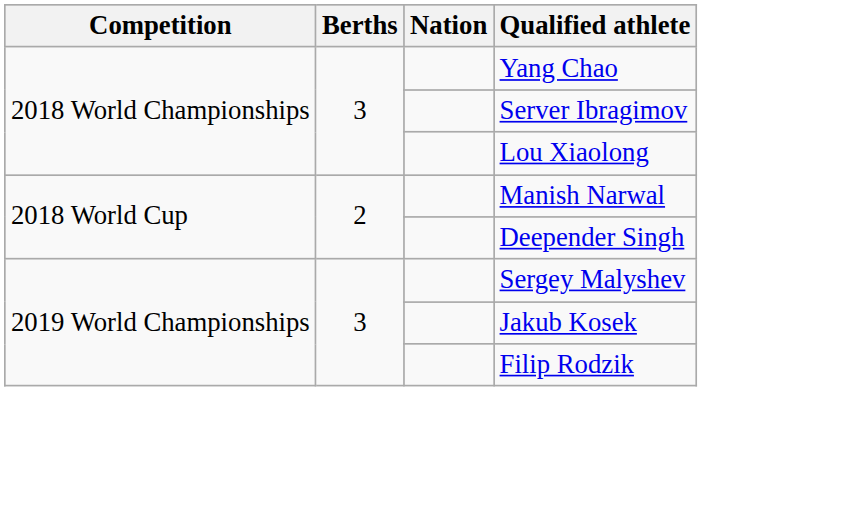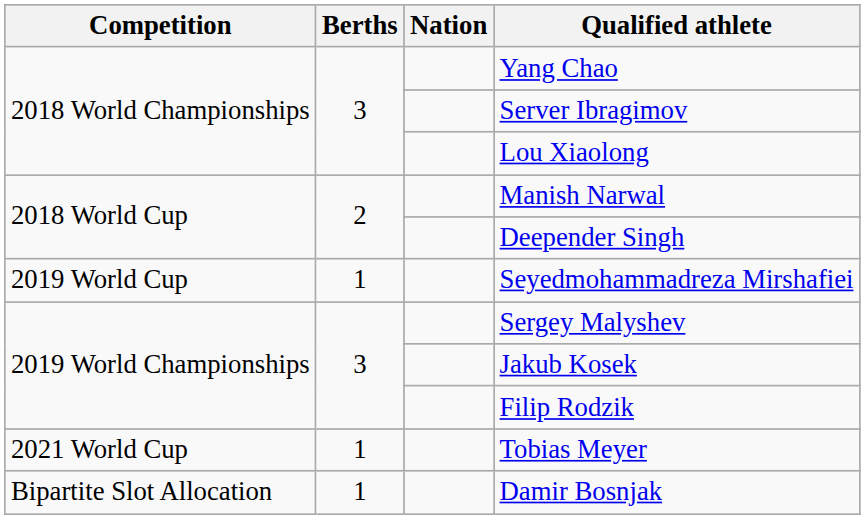+ row: (677, 279)
+ row: (573, 449)
+ row: (581, 491)
